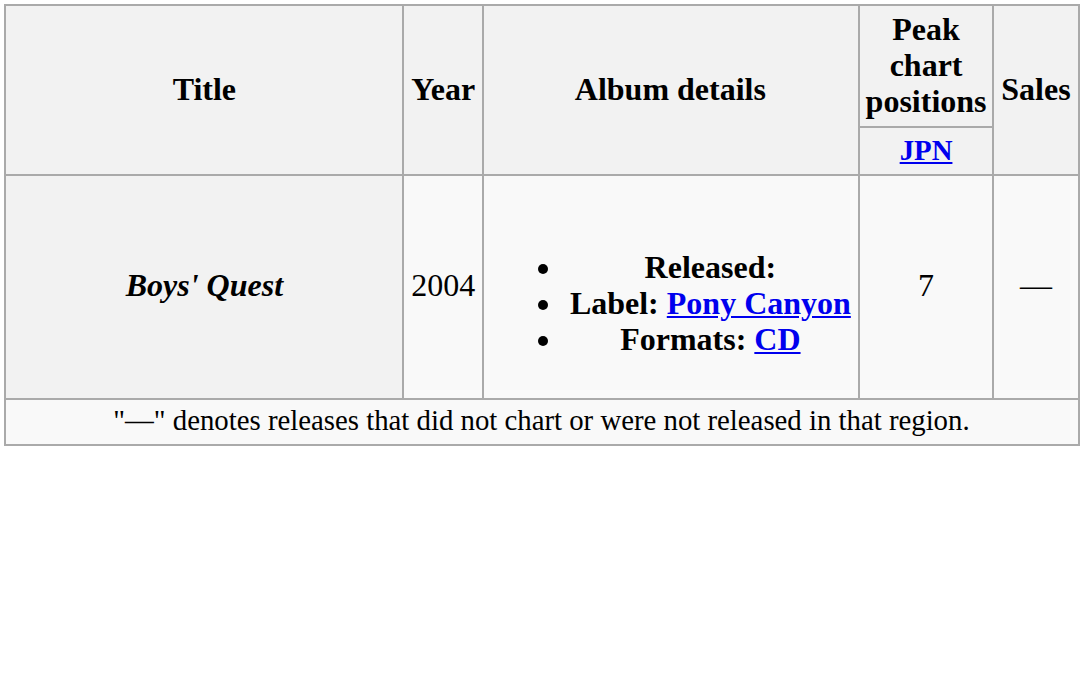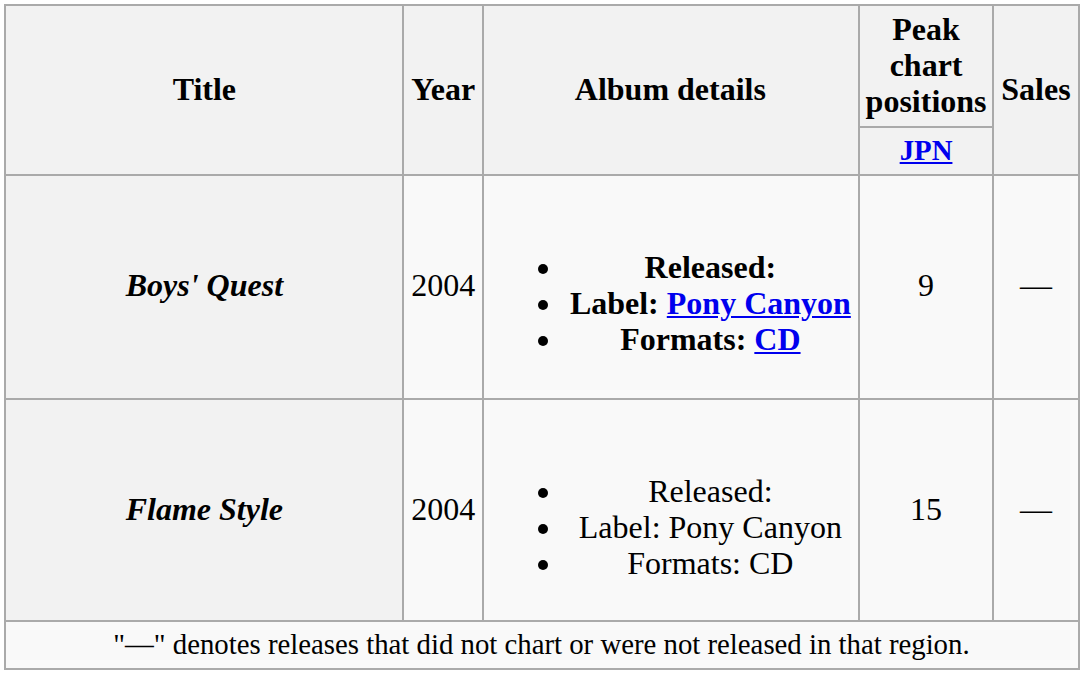(926, 286) 7 -> (926, 286) 9
+ row: (204, 508)
